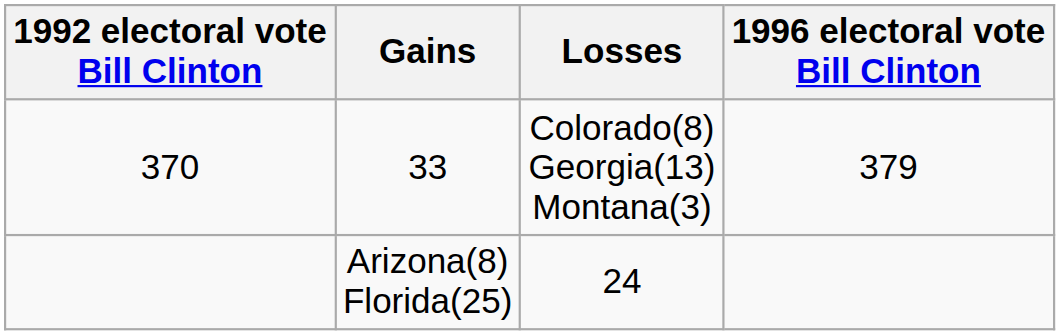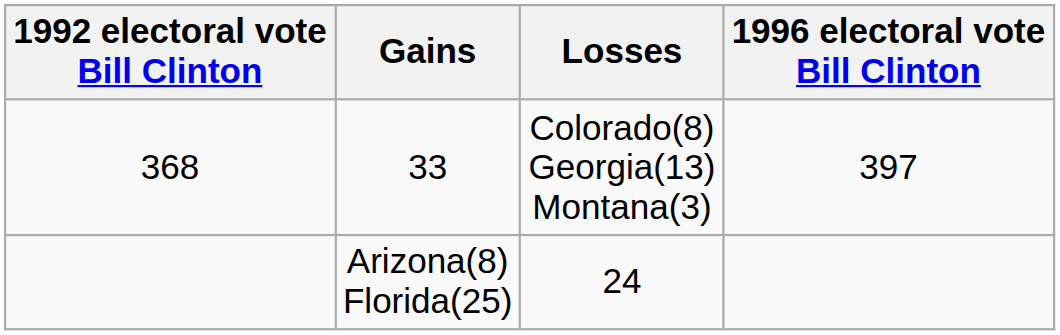(170, 166) 370 -> (170, 166) 368
(888, 166) 379 -> (888, 166) 397
